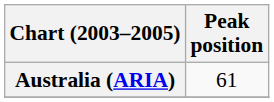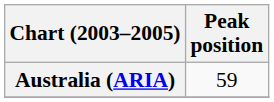(227, 79) 61 -> (227, 79) 59
